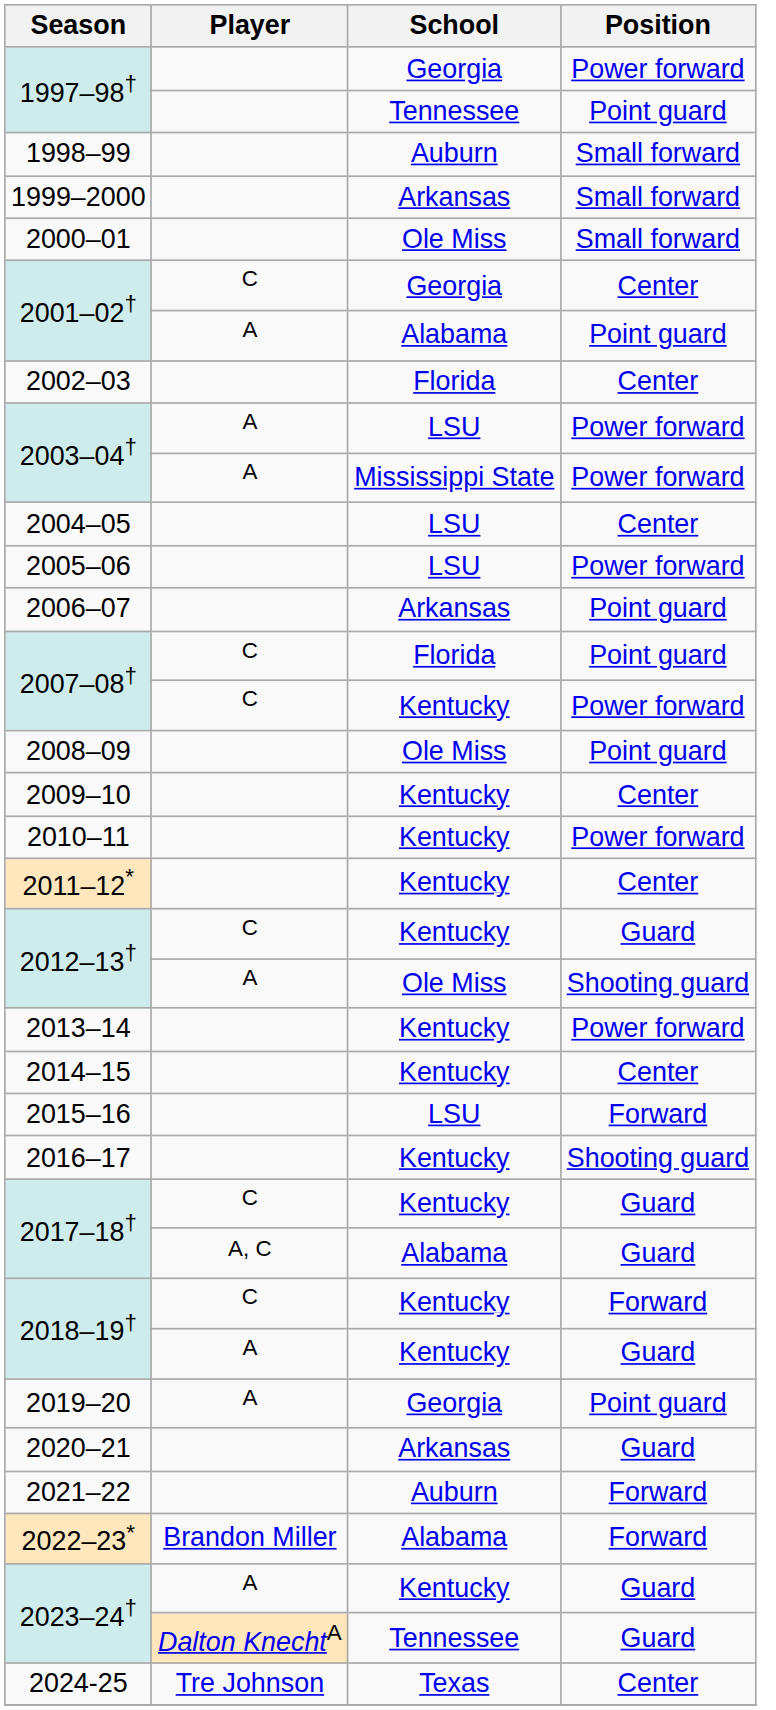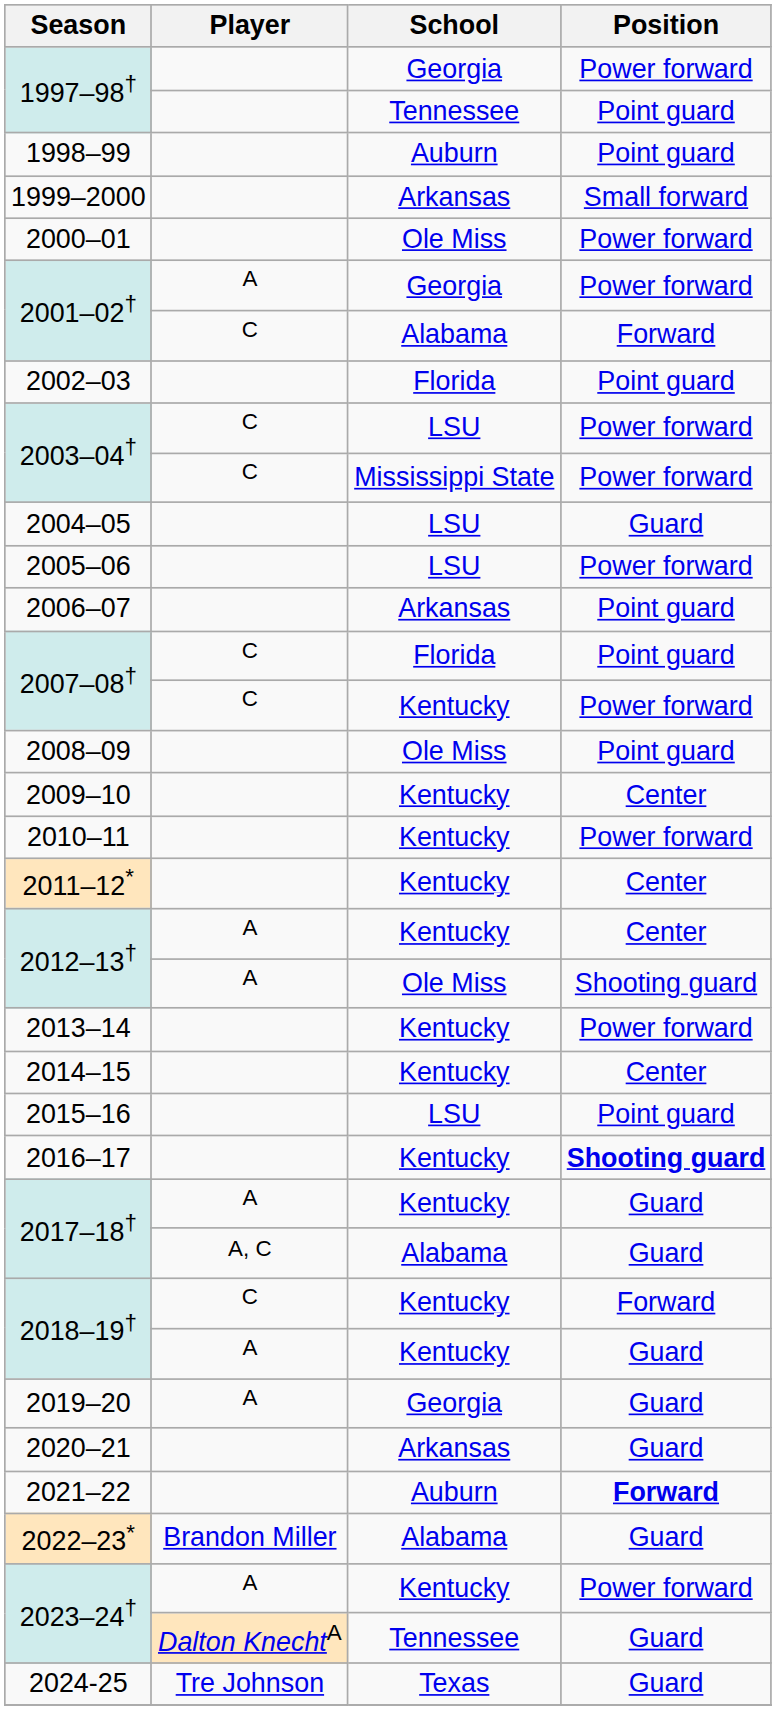(658, 153) Small forward -> (666, 153) Point guard
(658, 238) Small forward -> (666, 238) Power forward
(250, 279) C -> (250, 279) A
(658, 285) Center -> (666, 285) Power forward
(250, 329) A -> (250, 329) C
(658, 335) Point guard -> (666, 335) Forward
(658, 381) Center -> (666, 381) Point guard
(250, 422) A -> (250, 422) C
(250, 472) A -> (250, 472) C
(658, 523) Center -> (666, 523) Guard
(250, 927) C -> (250, 927) A
(658, 932) Guard -> (666, 932) Center
(658, 1114) Forward -> (666, 1114) Point guard
(658, 1157) normal -> (666, 1157) bold
(250, 1197) C -> (250, 1197) A
(658, 1402) Point guard -> (666, 1402) Guard
(658, 1491) normal -> (666, 1491) bold
(658, 1538) Forward -> (666, 1538) Guard
(658, 1587) Guard -> (666, 1587) Power forward
(658, 1684) Center -> (666, 1684) Guard
